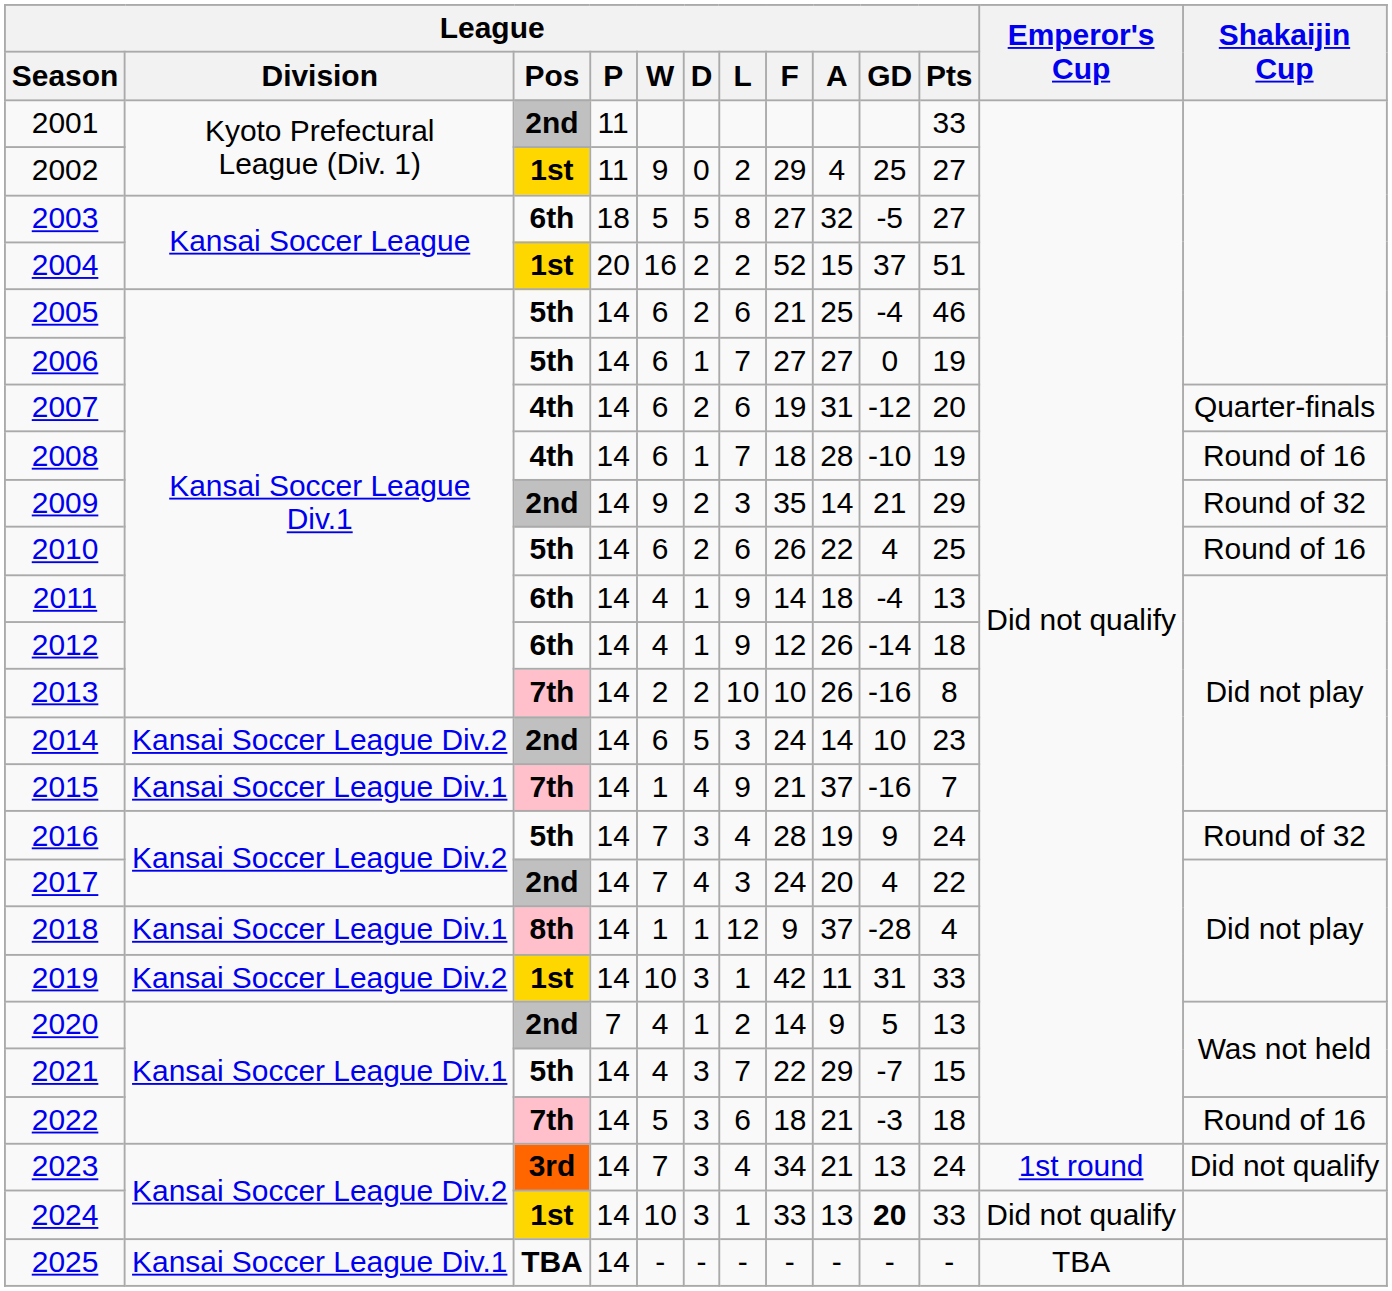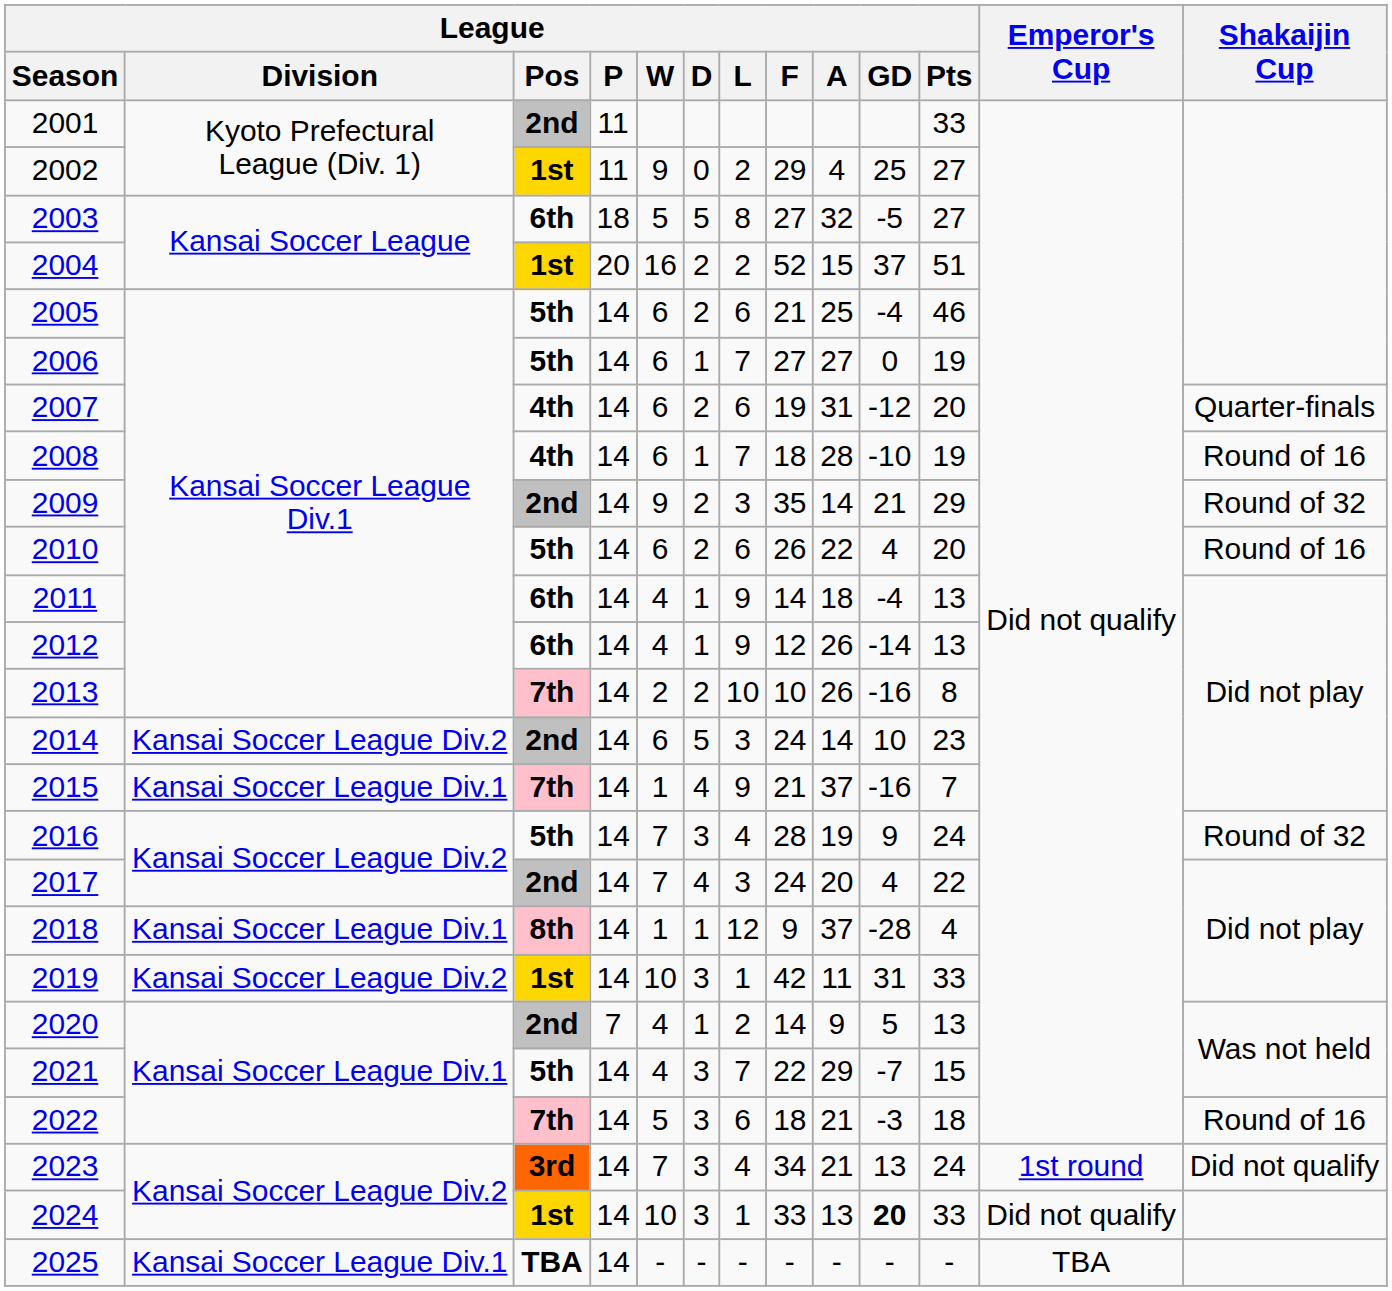(949, 550) 25 -> (949, 550) 20
(949, 645) 18 -> (949, 645) 13
